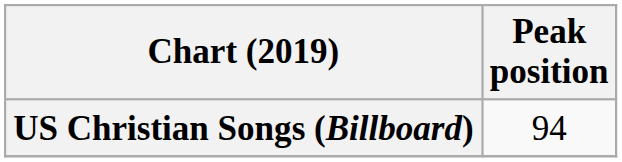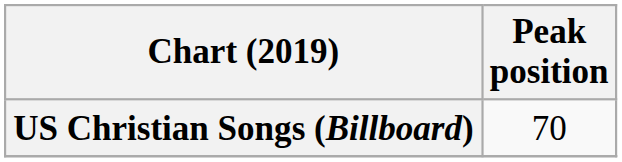(549, 127) 94 -> (549, 127) 70
